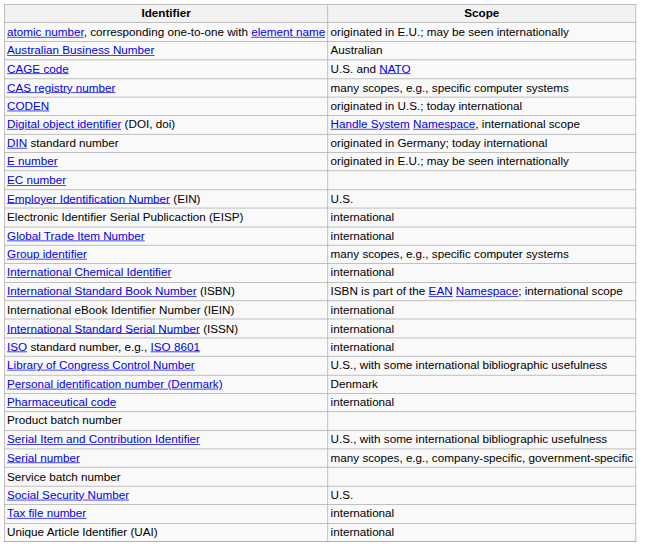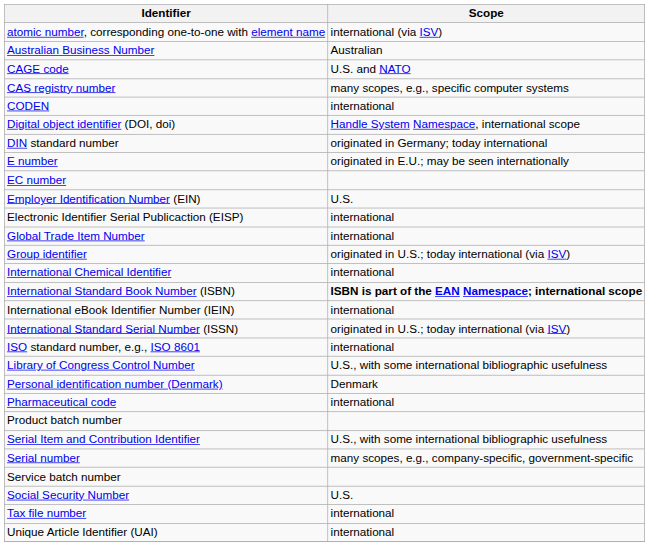(450, 32) originated in E.U.; may be seen internationally -> (386, 32) international (via ISV)
(426, 106) originated in U.S.; today international -> (362, 106) international
(450, 254) many scopes, e.g., specific computer systems -> (450, 254) originated in U.S.; today international (via ISV)
(477, 291) normal -> (486, 291) bold
(362, 328) international -> (450, 328) originated in U.S.; today international (via ISV)
